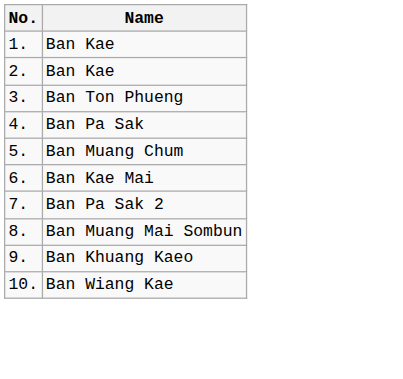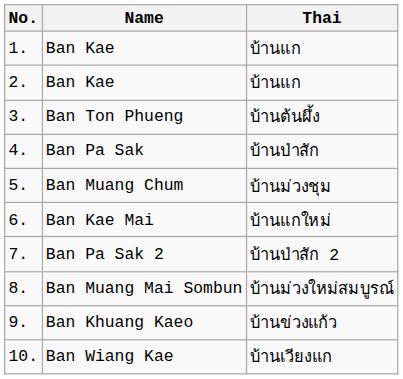+ column: (322, 18)
